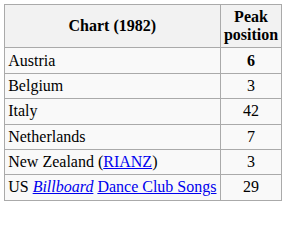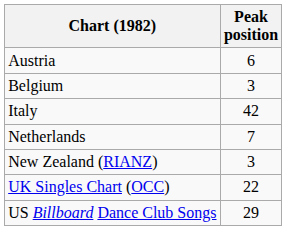(251, 60) bold -> (251, 60) normal
+ row: (89, 187)
